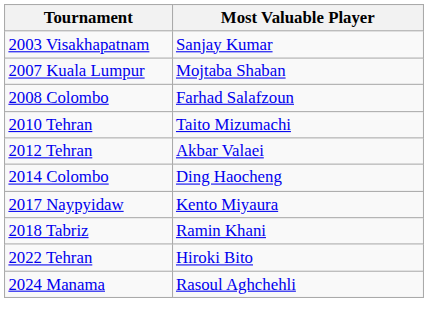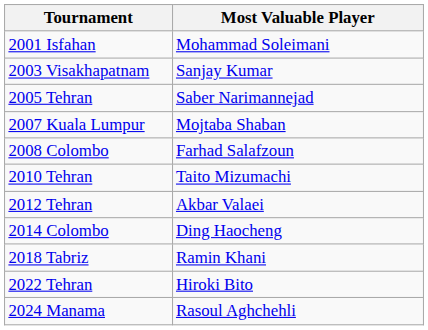+ row: (52, 44)
+ row: (50, 97)
- row: (66, 204)
